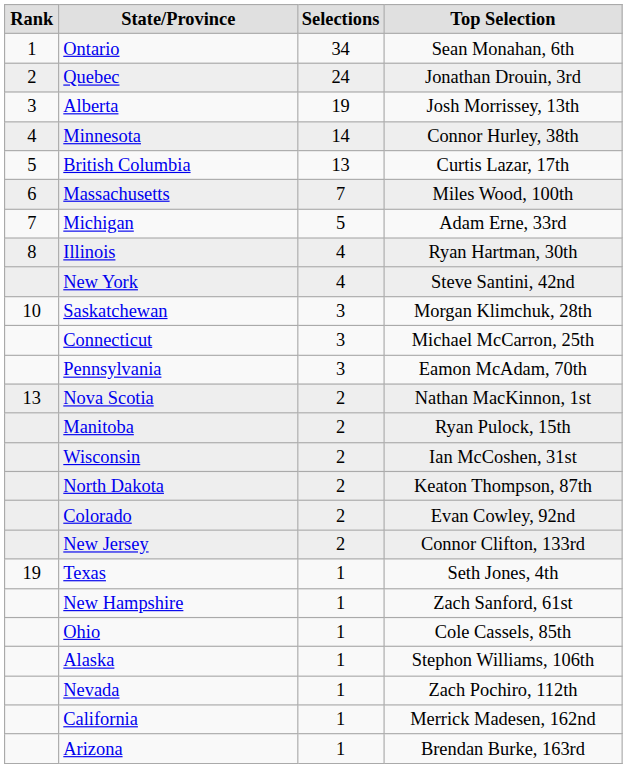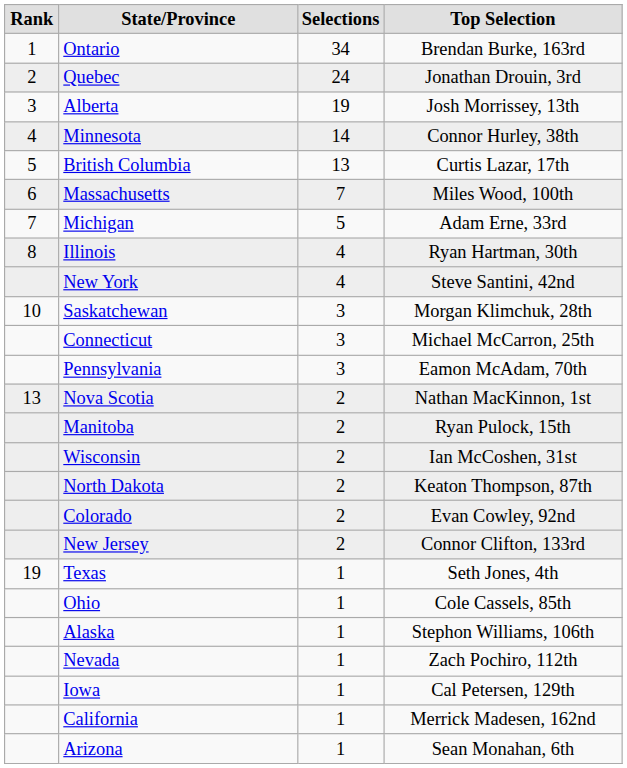(503, 48) Sean Monahan, 6th -> (503, 48) Brendan Burke, 163rd
- row: (123, 602)
+ row: (82, 690)
(503, 748) Brendan Burke, 163rd -> (503, 748) Sean Monahan, 6th
